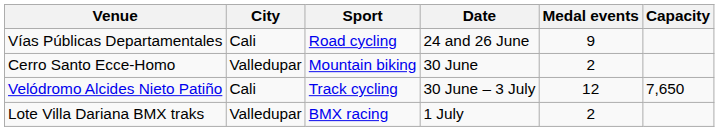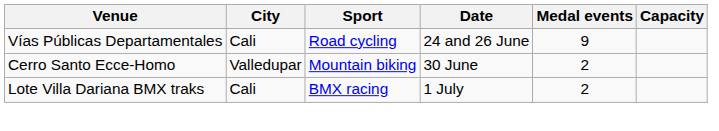- row: (115, 89)
(266, 114) Valledupar -> (243, 89) Cali
